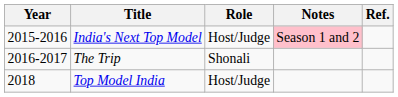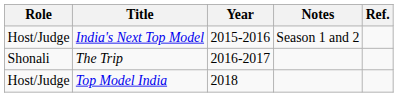columns swapped: (37, 15) <-> (239, 15)
(318, 37) pink background -> (318, 37) no background
